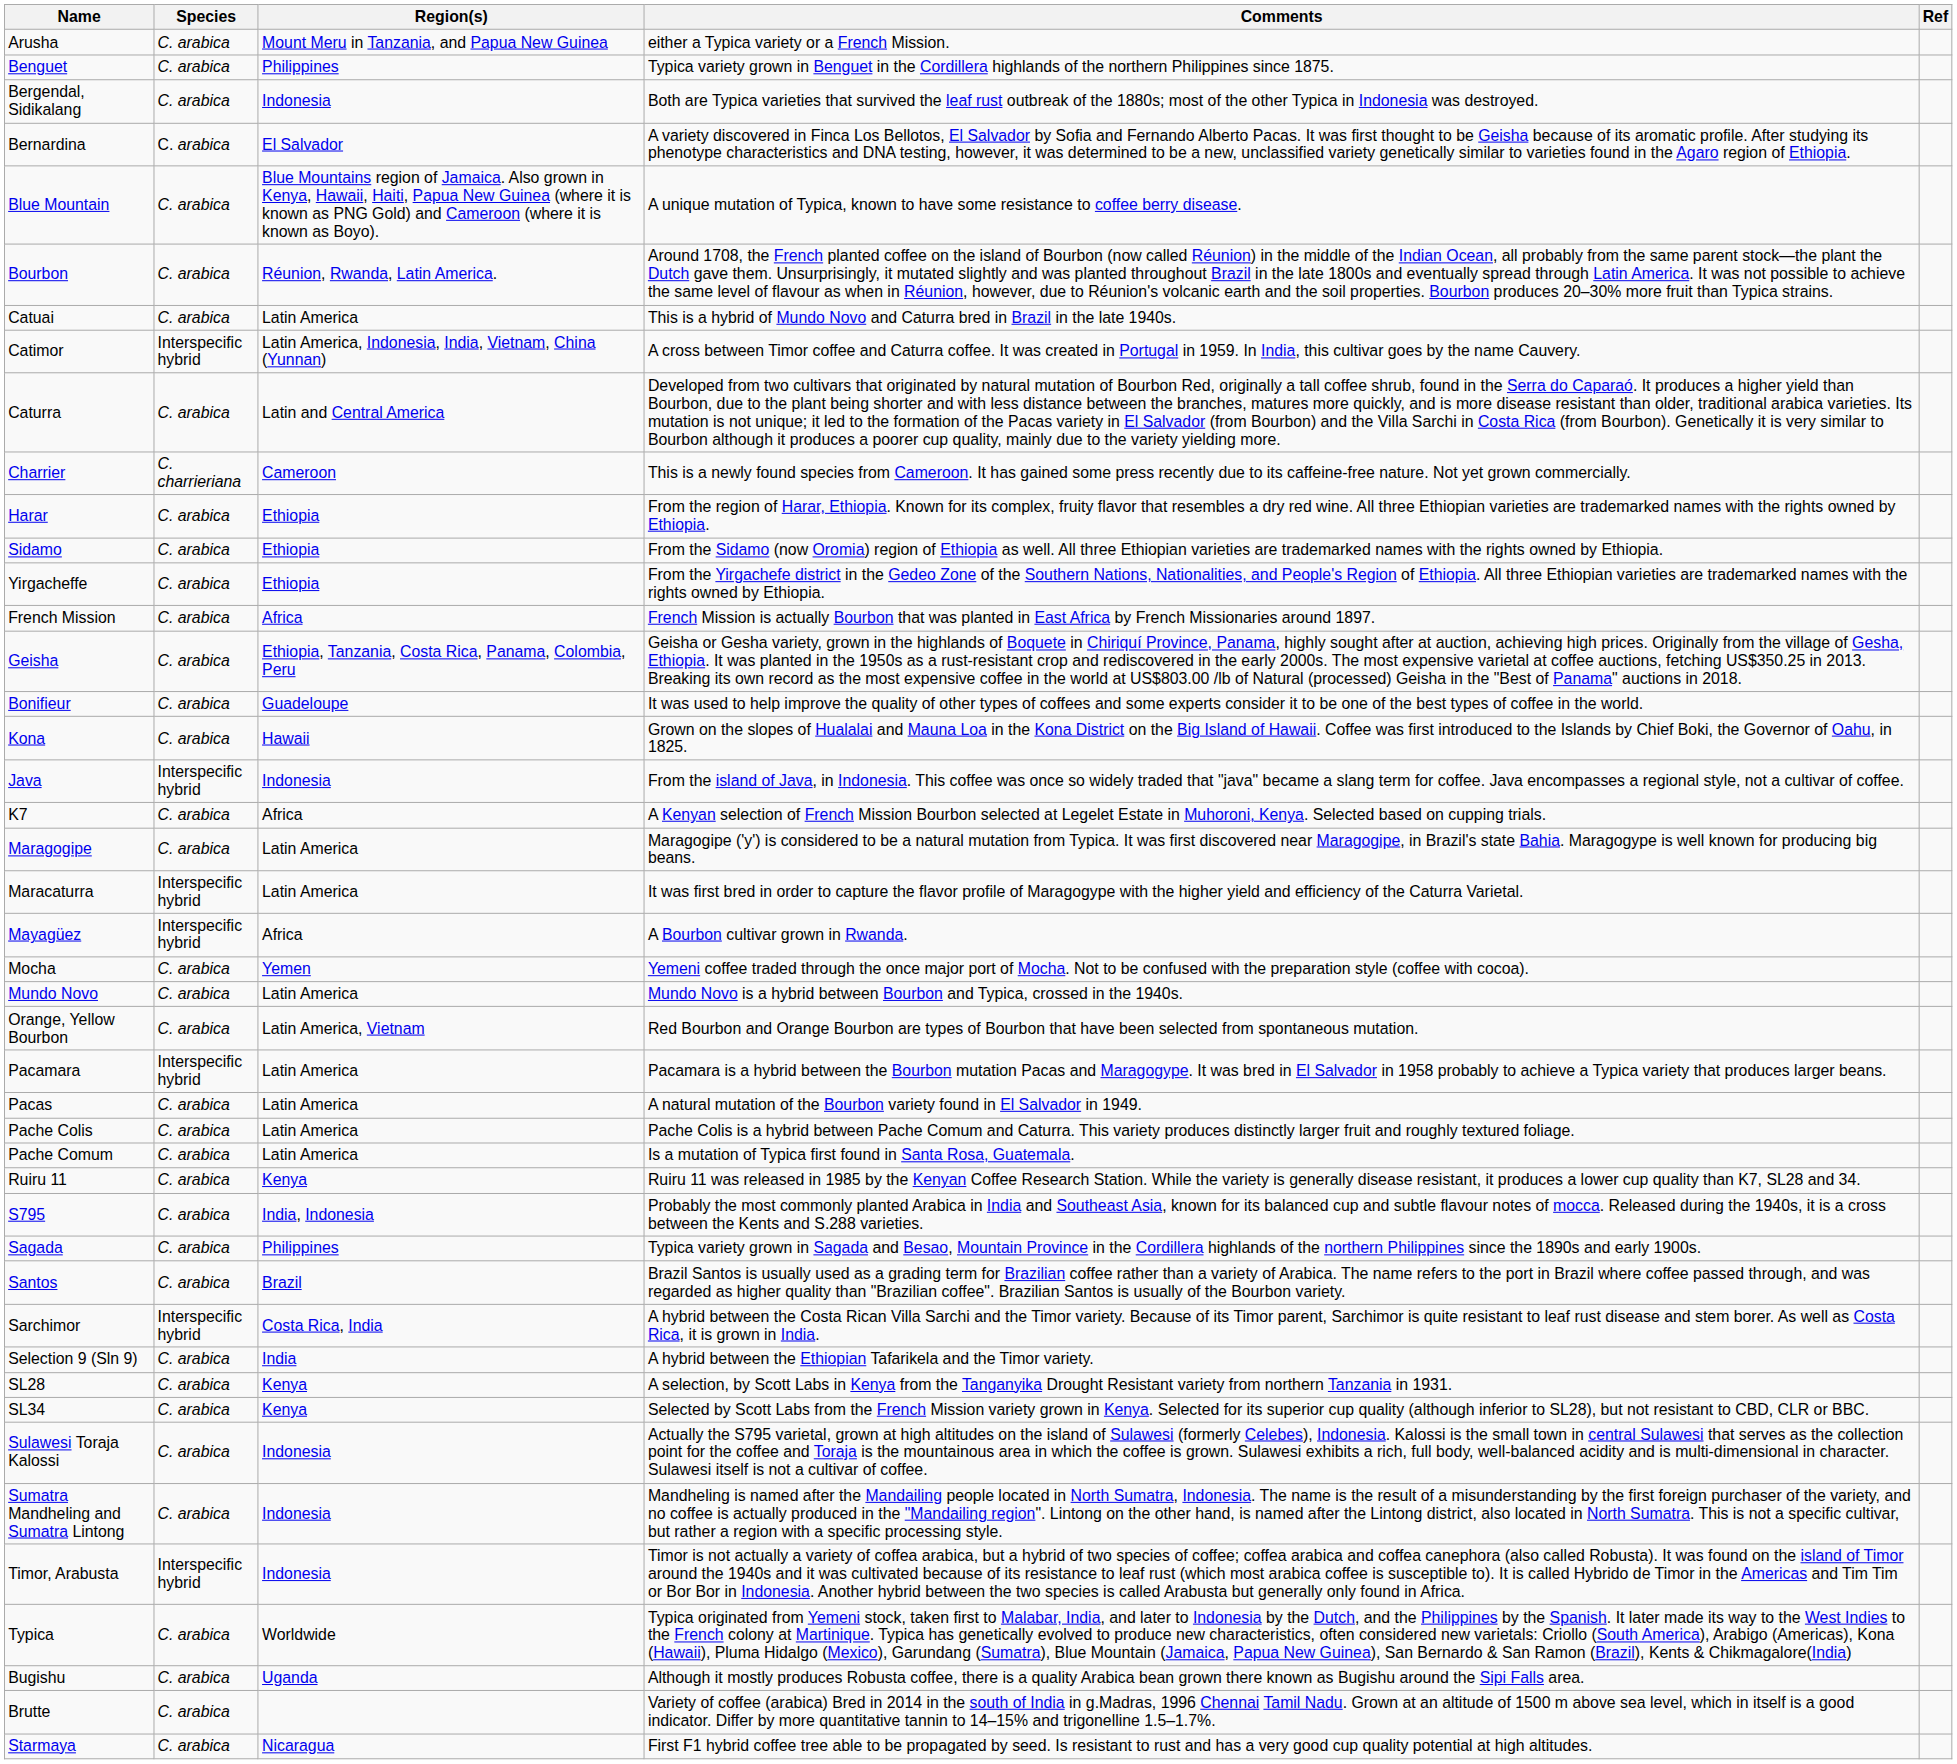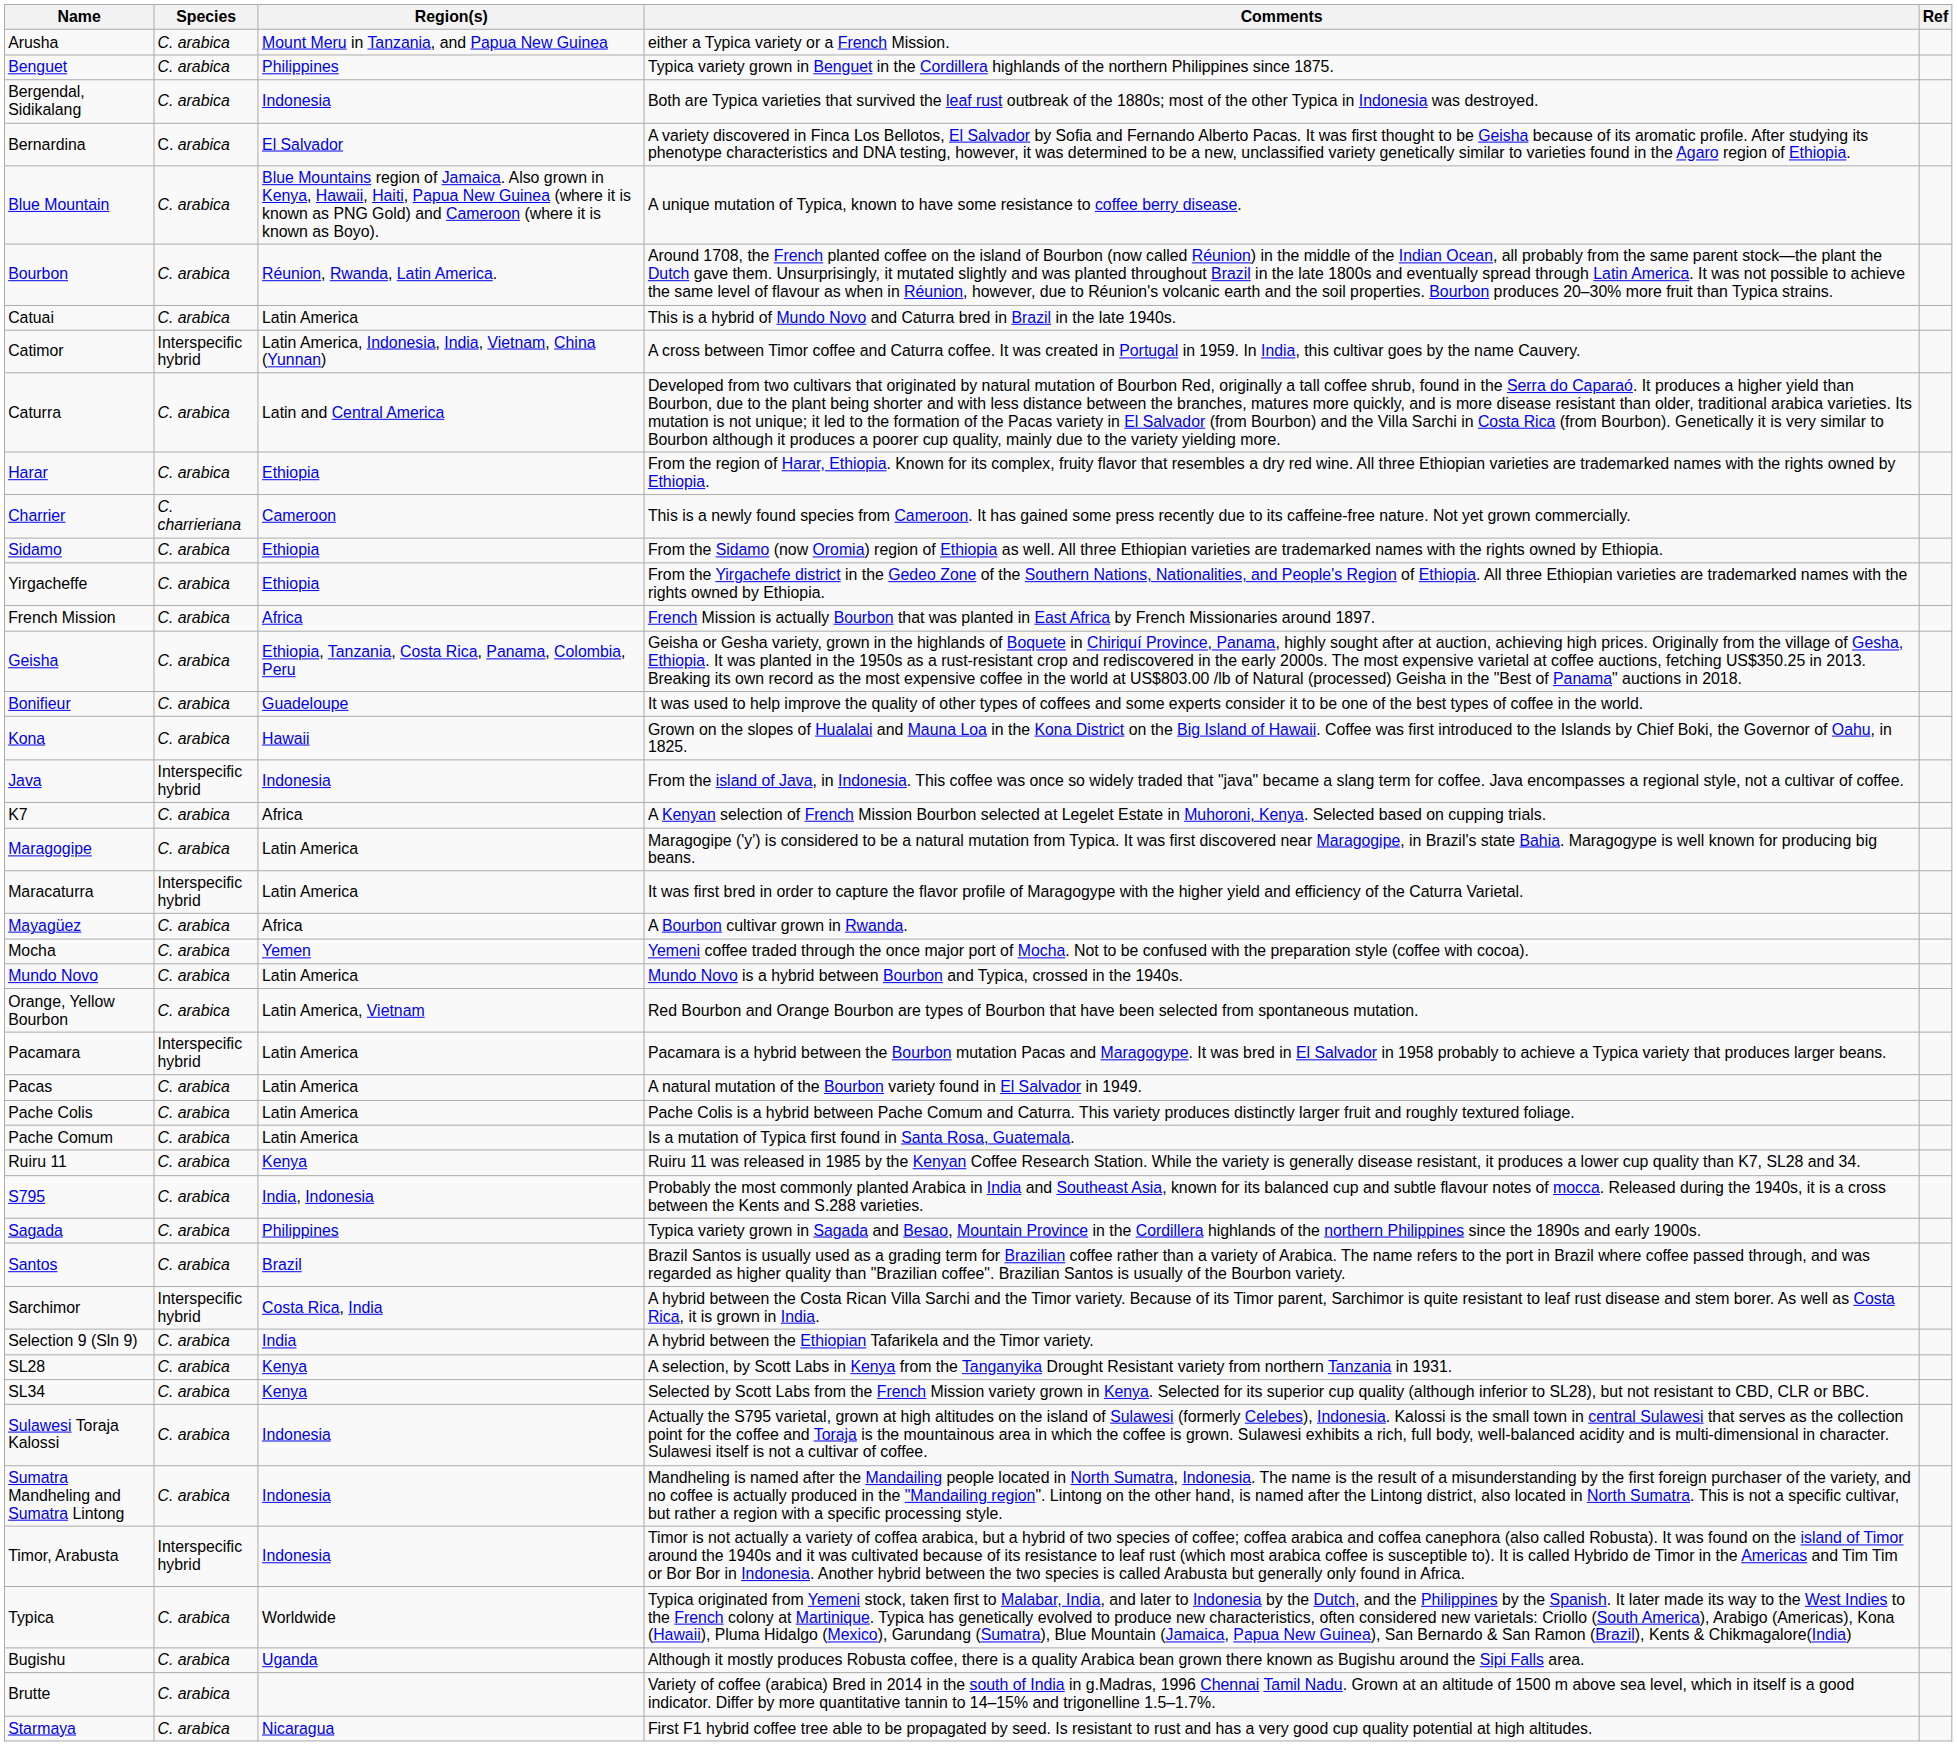rows swapped: (37, 473) <-> (28, 516)
(200, 935) Interspecific hybrid -> (194, 926) C. arabica
